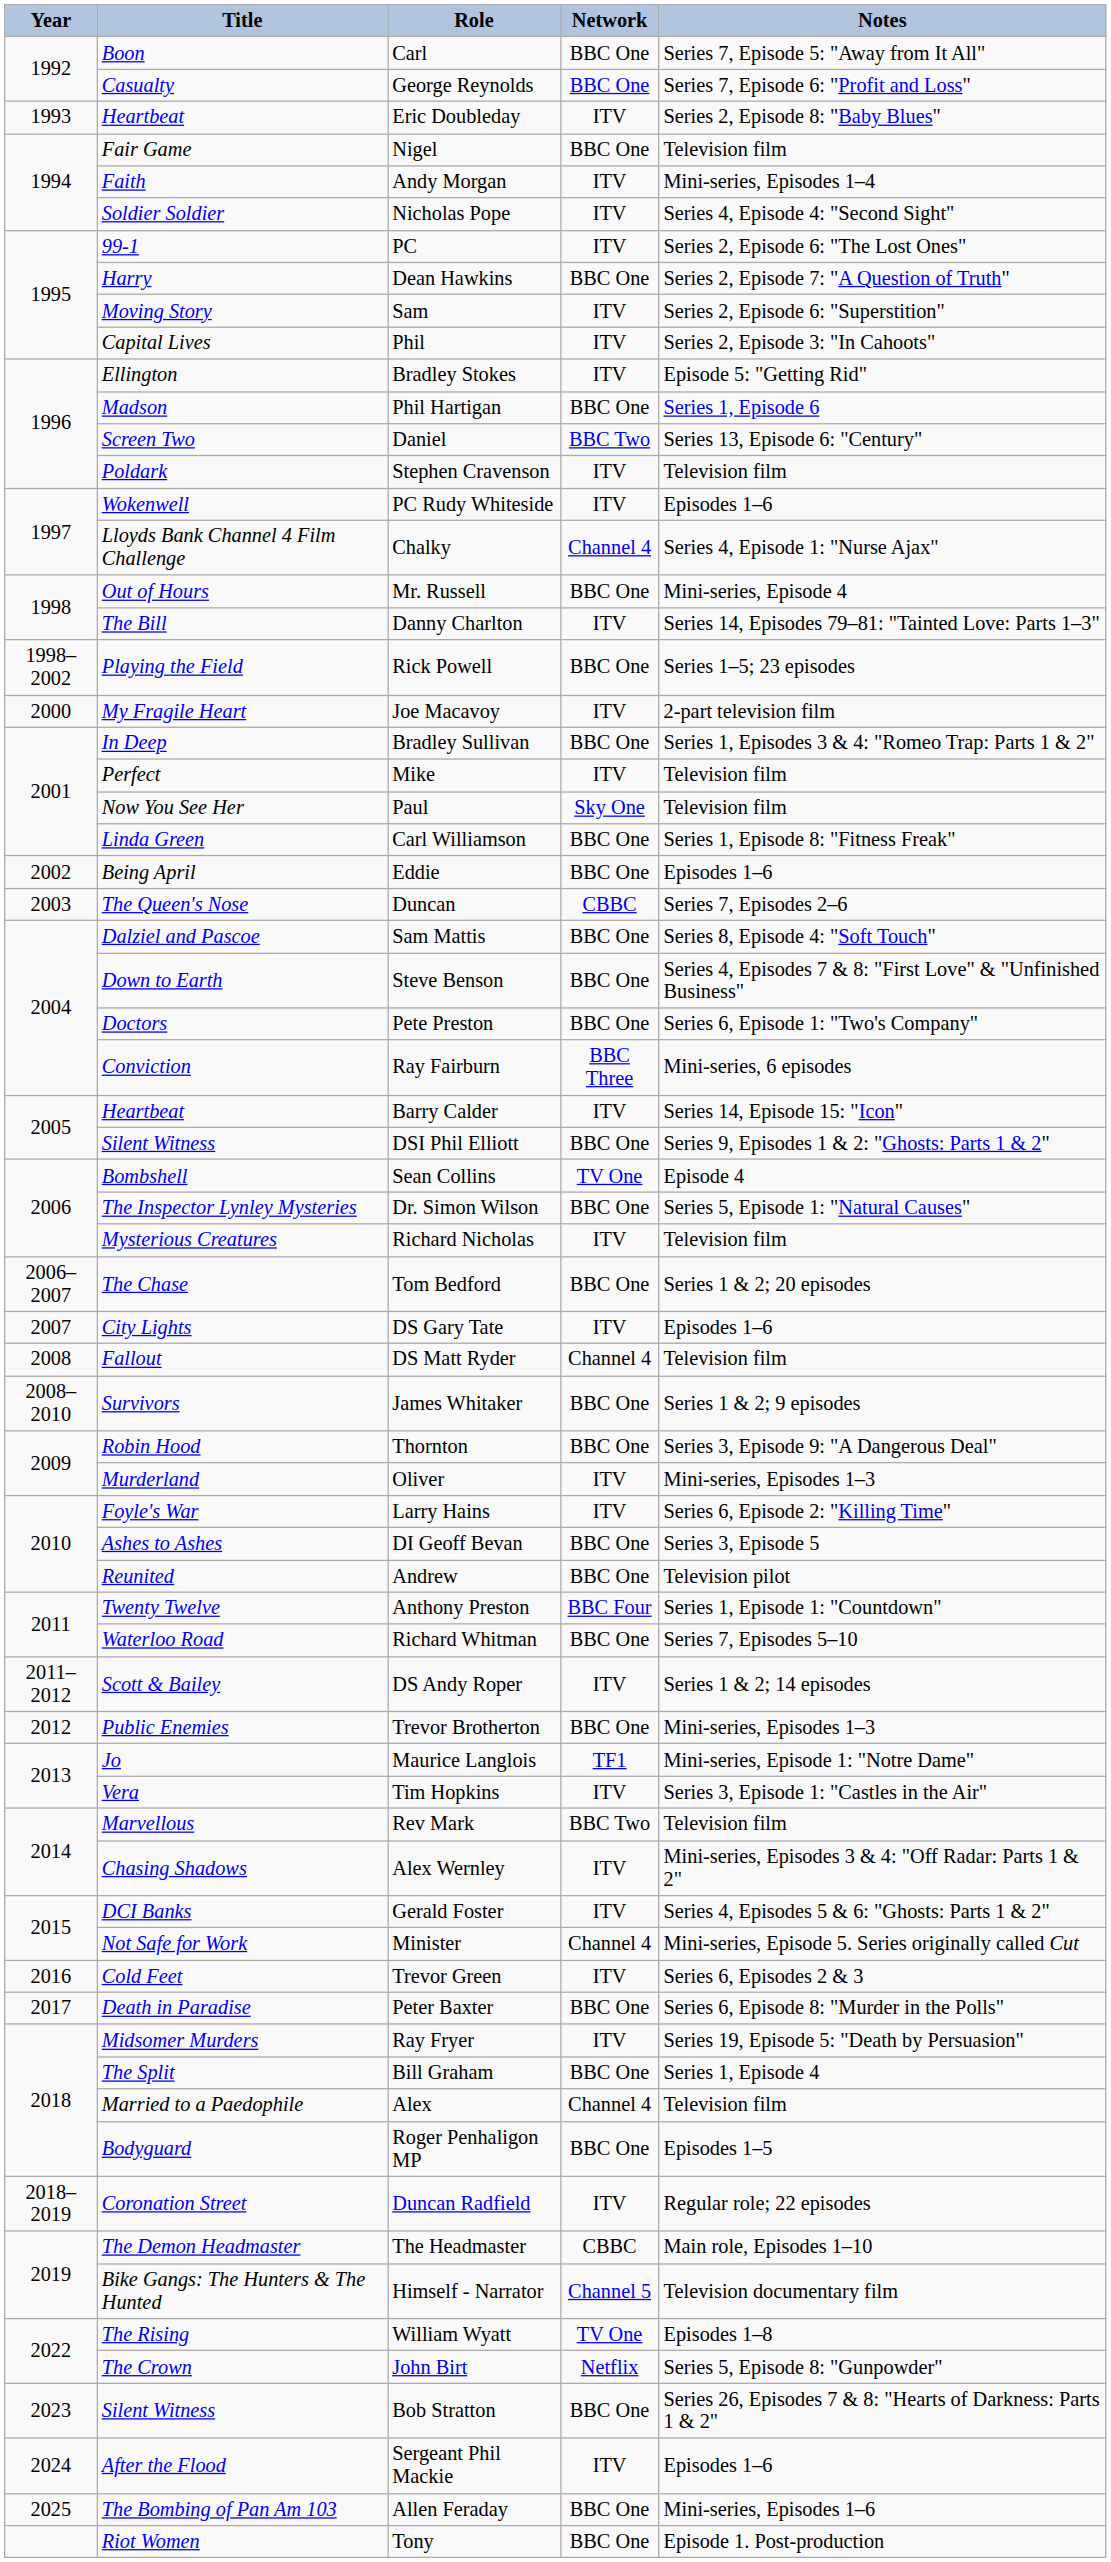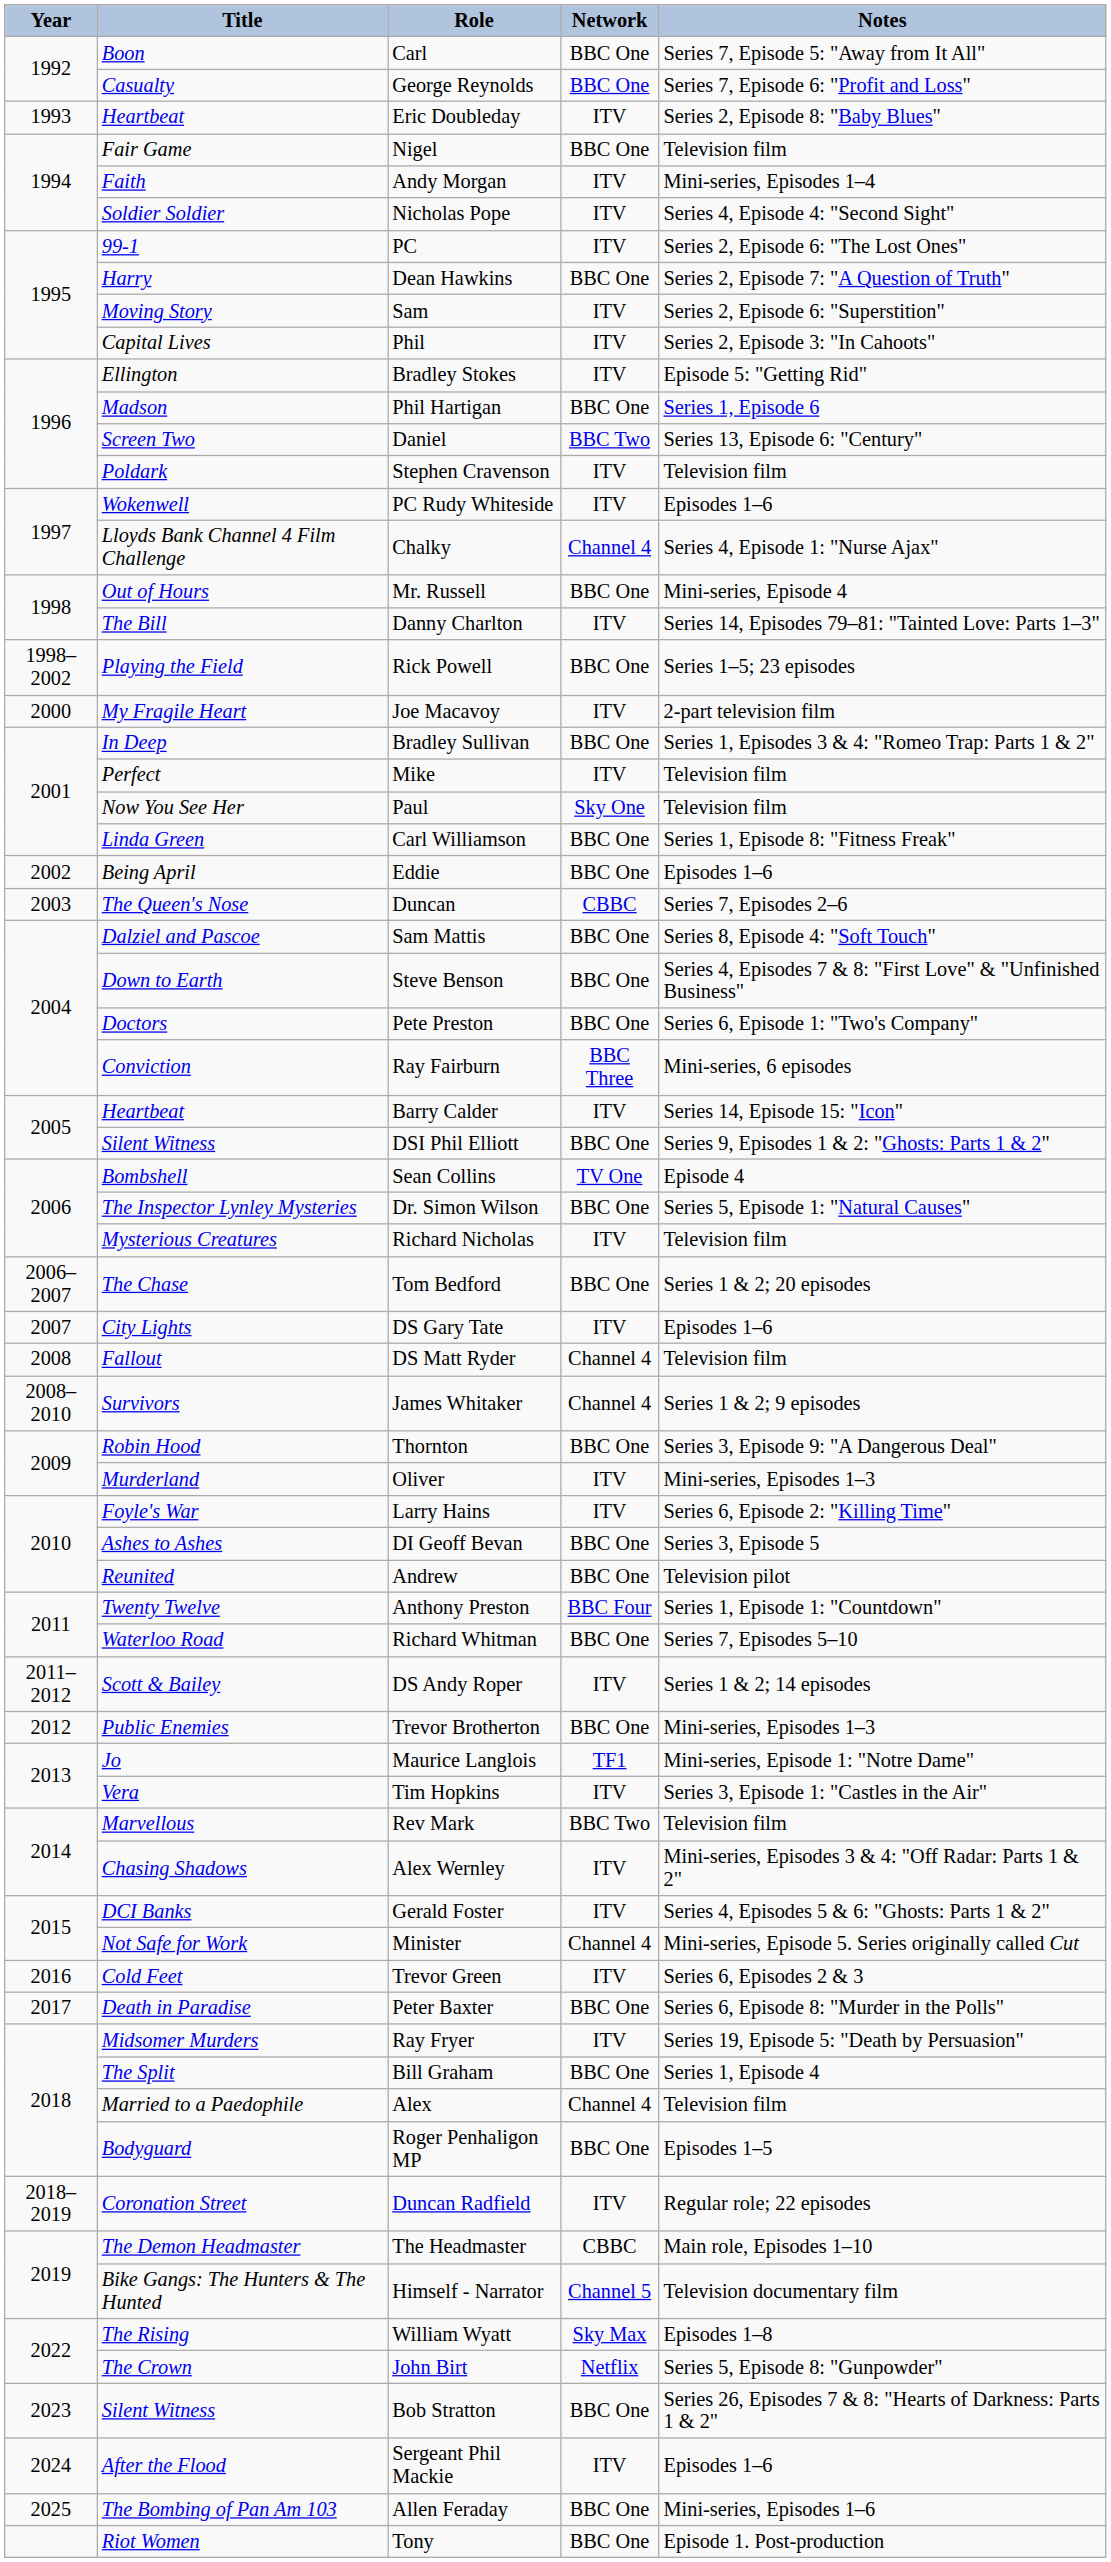(610, 1403) BBC One -> (610, 1403) Channel 4
(610, 2334) TV One -> (610, 2334) Sky Max
